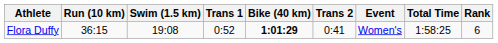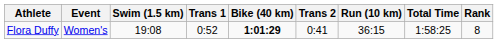columns swapped: (380, 13) <-> (94, 13)
(477, 30) 6 -> (477, 30) 8
